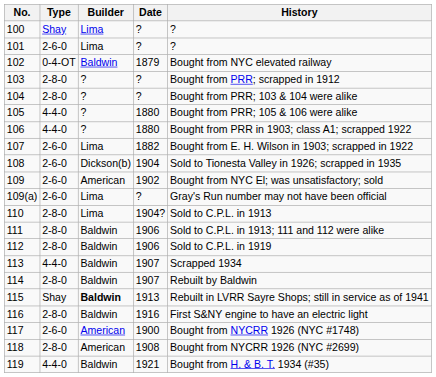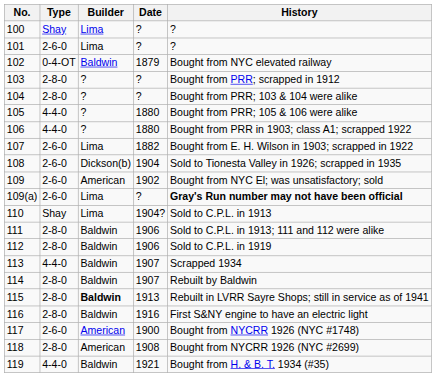(278, 197) normal -> (286, 197) bold
(54, 213) 2-8-0 -> (54, 213) Shay
(54, 297) Shay -> (54, 297) 2-8-0
